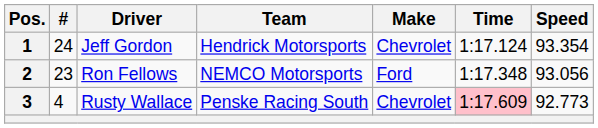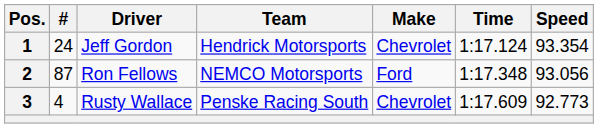(63, 74) 23 -> (63, 74) 87
(493, 102) pink background -> (493, 102) no background
